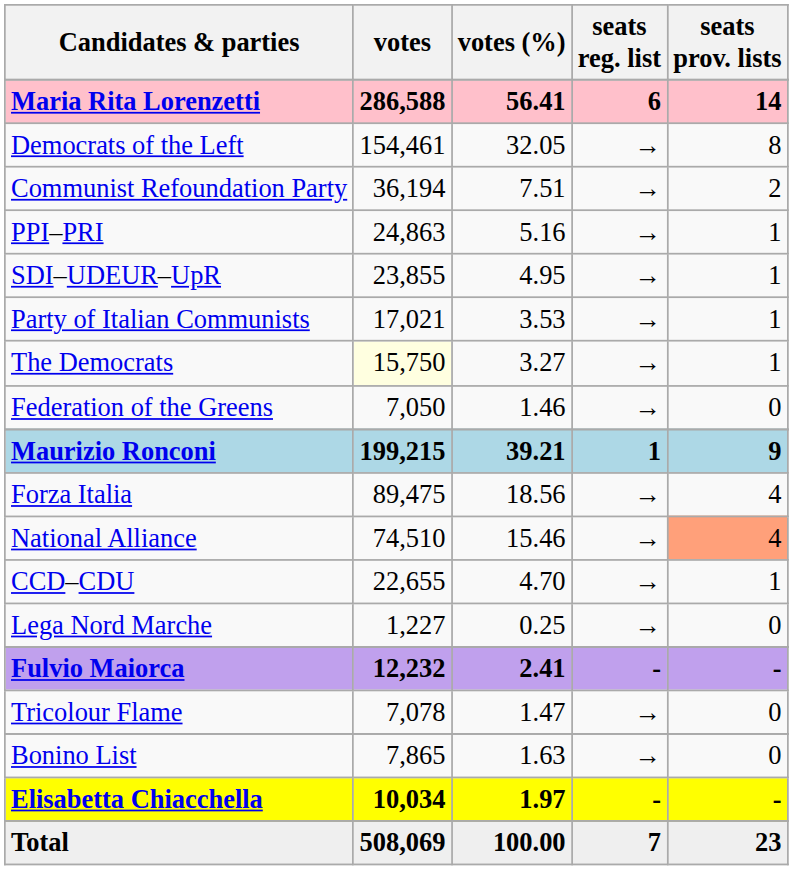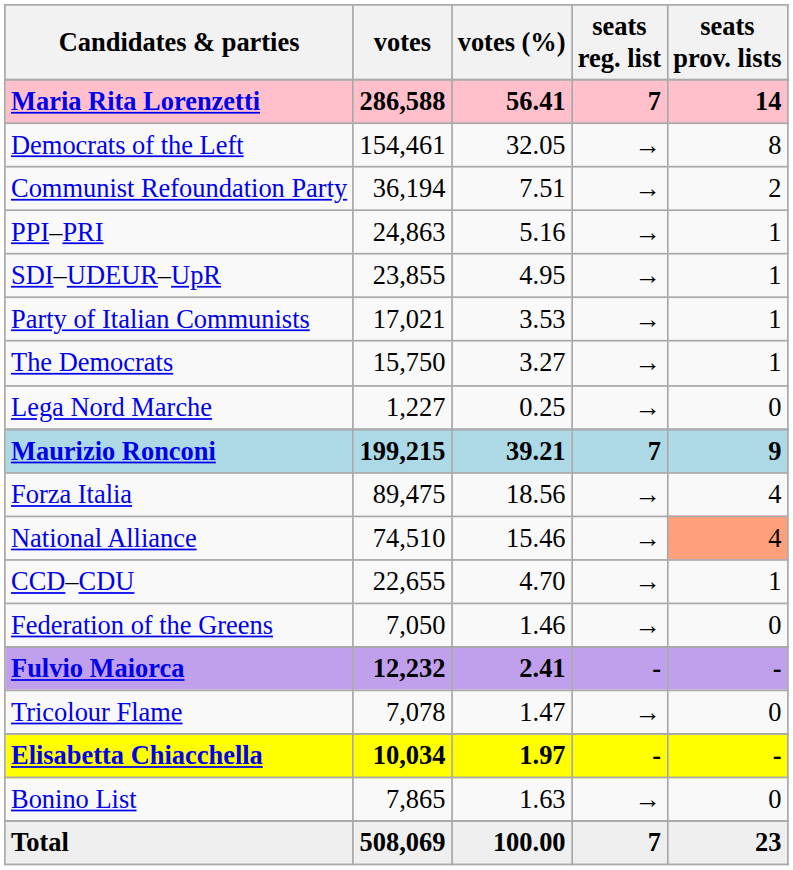(654, 101) 6 -> (654, 101) 7
(409, 363) lightyellow background -> (409, 363) no background
rows swapped: (142, 406) <-> (112, 624)
(654, 450) 1 -> (654, 450) 7
rows swapped: (137, 799) <-> (74, 755)
